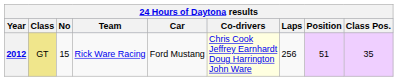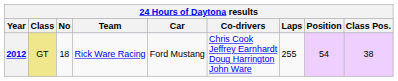(64, 55) 15 -> (64, 55) 18
(243, 55) lightyellow background -> (243, 55) no background
(289, 55) 256 -> (289, 55) 255
(324, 55) 51 -> (324, 55) 54
(368, 55) 35 -> (368, 55) 38
